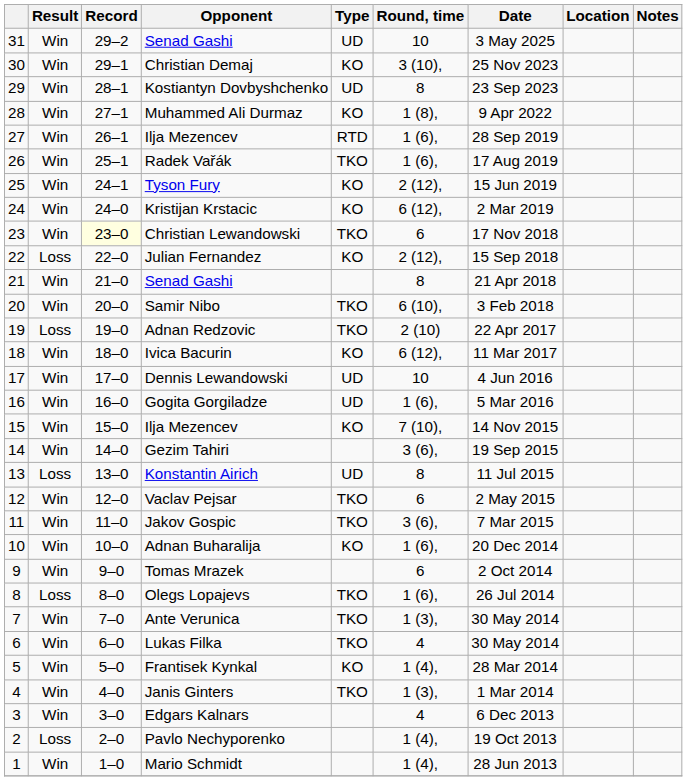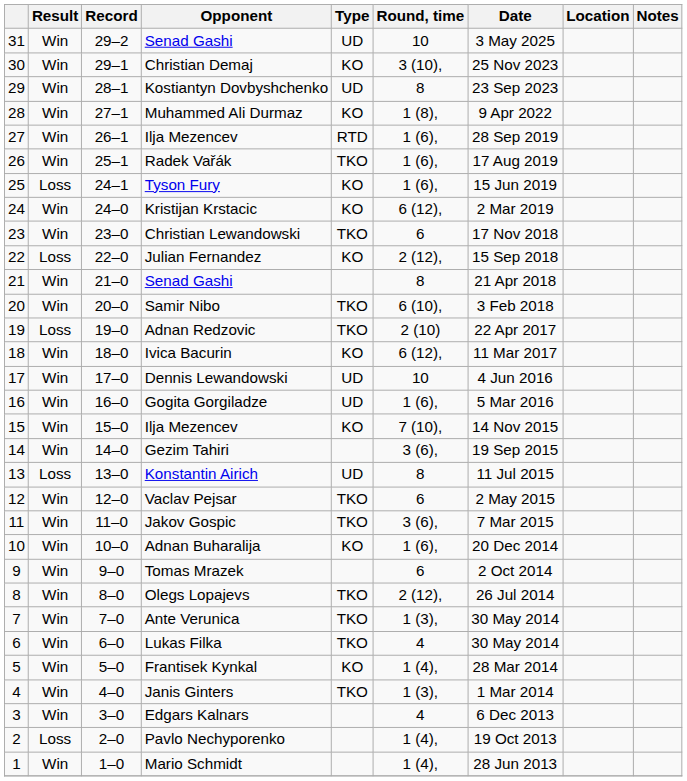(55, 185) Win -> (55, 185) Loss
(420, 185) 2 (12), -> (420, 185) 1 (6),
(112, 233) lightyellow background -> (112, 233) no background
(55, 595) Loss -> (55, 595) Win
(420, 595) 1 (6), -> (420, 595) 2 (12),
